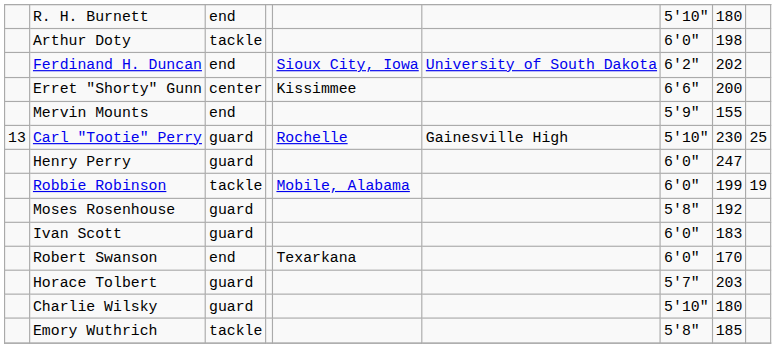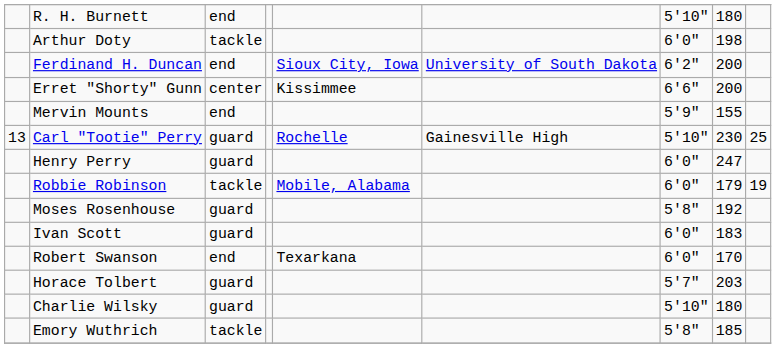(729, 65) 202 -> (729, 65) 200
(729, 186) 199 -> (729, 186) 179
